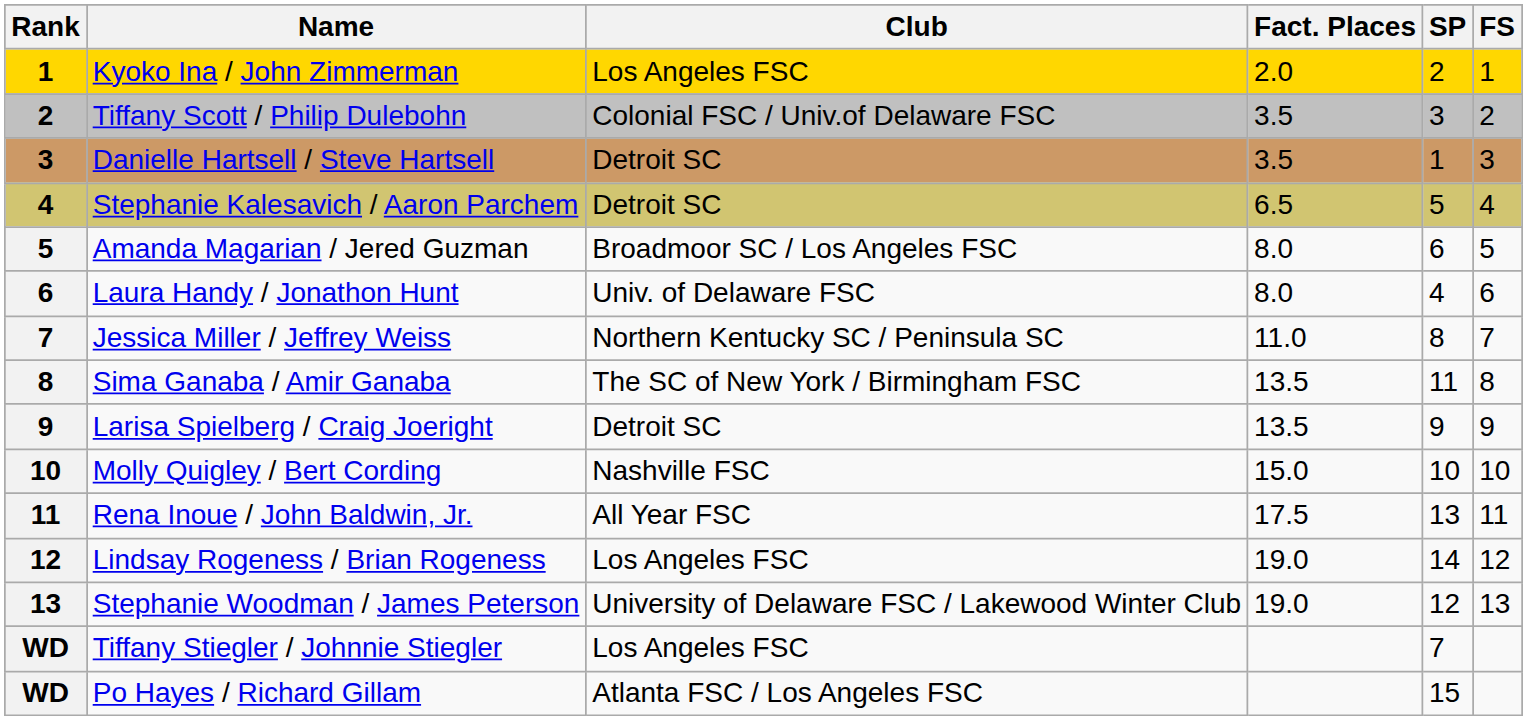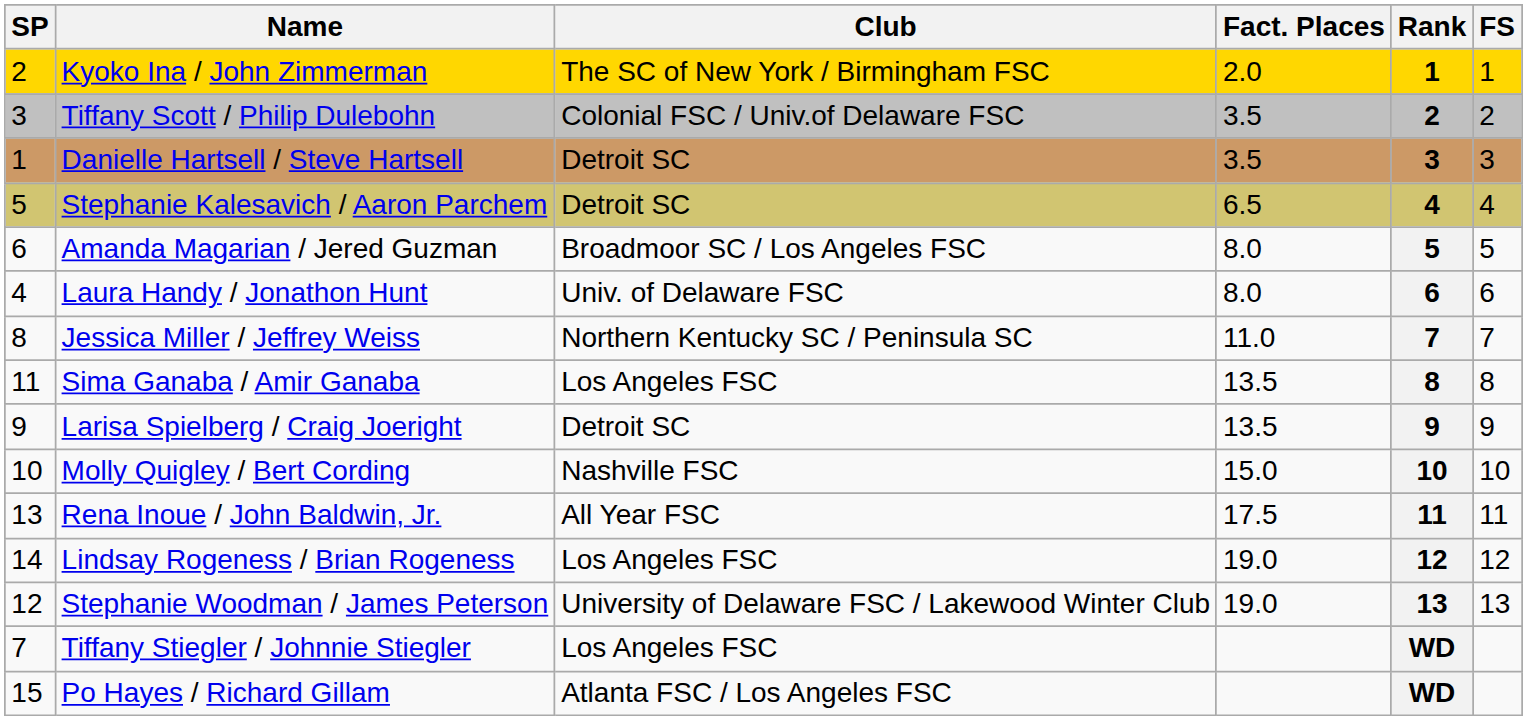columns swapped: (46, 26) <-> (1448, 26)
(700, 71) Los Angeles FSC -> (805, 71) The SC of New York / Birmingham FSC
(837, 381) The SC of New York / Birmingham FSC -> (669, 381) Los Angeles FSC
